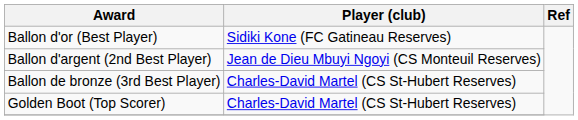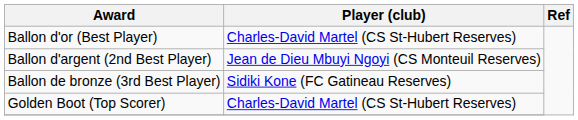(339, 37) Sidiki Kone (FC Gatineau Reserves) -> (371, 37) Charles-David Martel (CS St-Hubert Reserves)
(371, 81) Charles-David Martel (CS St-Hubert Reserves) -> (339, 81) Sidiki Kone (FC Gatineau Reserves)
